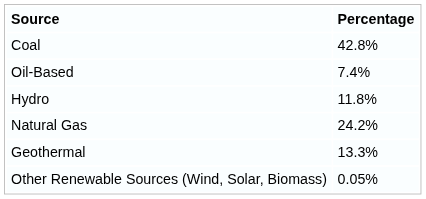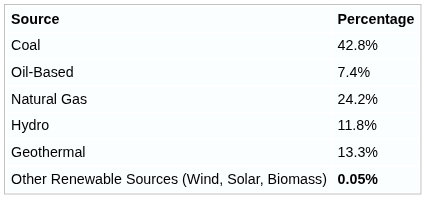rows swapped: (49, 125) <-> (30, 99)
(358, 179) normal -> (358, 179) bold
